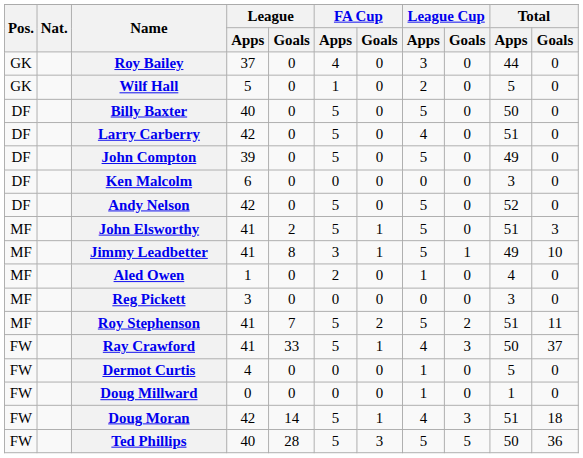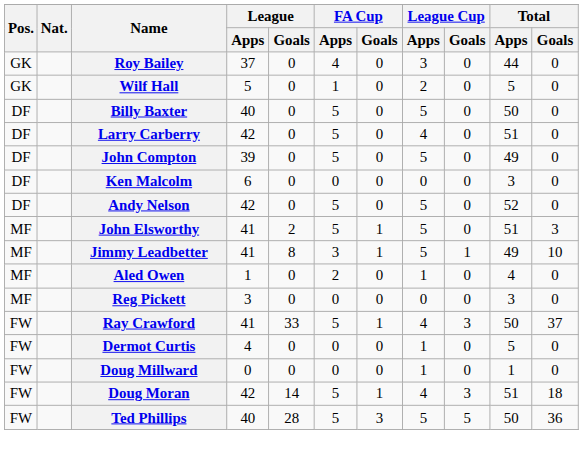- row: (149, 323)
